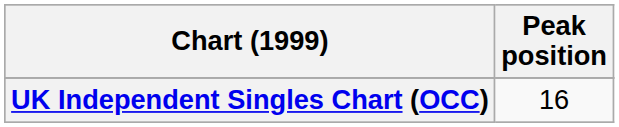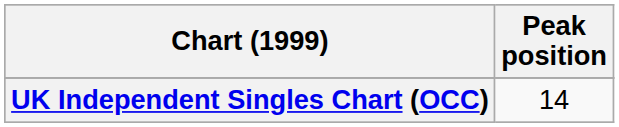(554, 99) 16 -> (554, 99) 14
